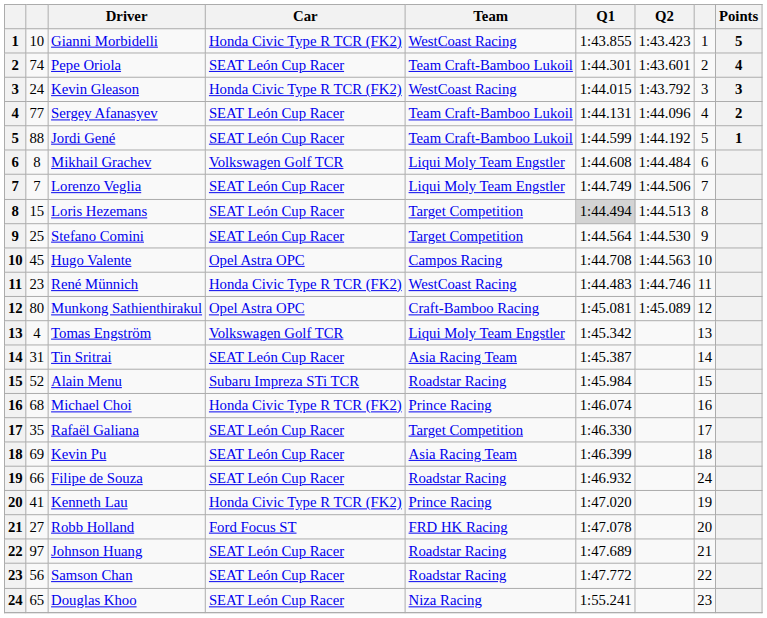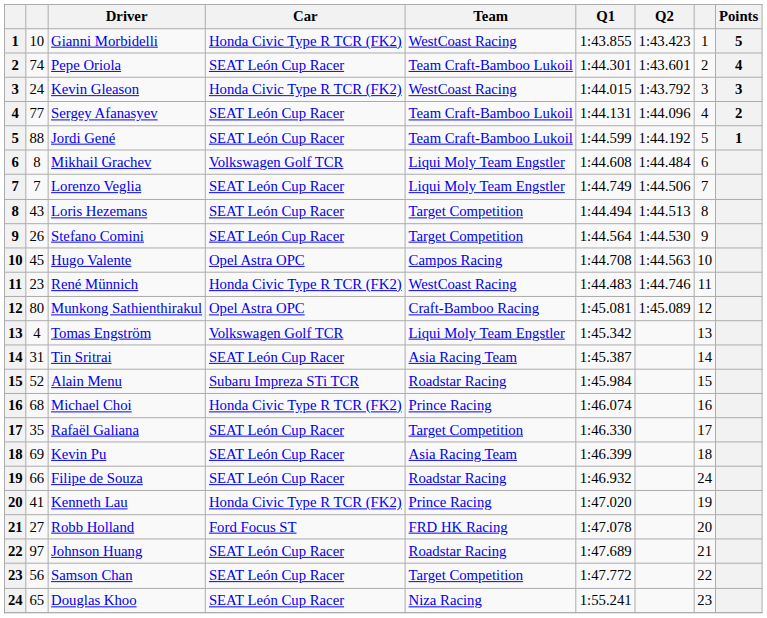(37, 211) 15 -> (37, 211) 43
(606, 211) lightgrey background -> (606, 211) no background
(37, 235) 25 -> (37, 235) 26
(457, 575) Roadstar Racing -> (466, 575) Target Competition
